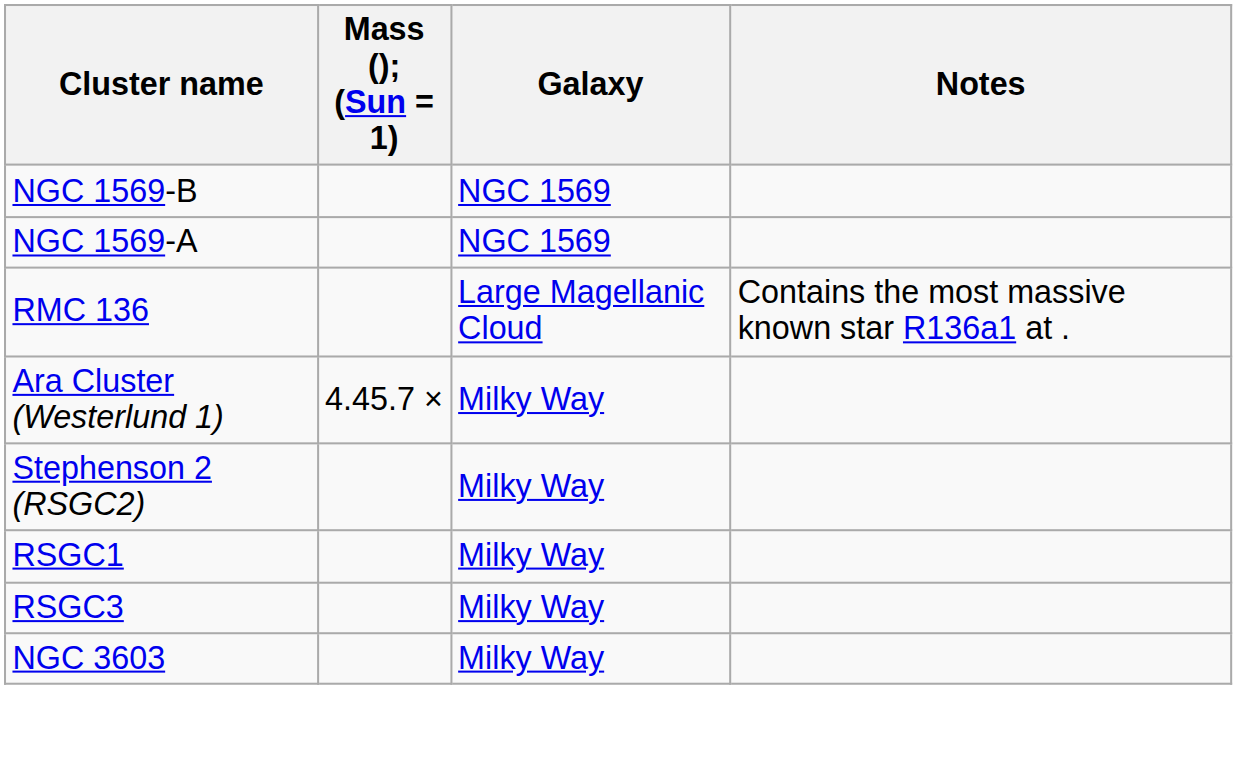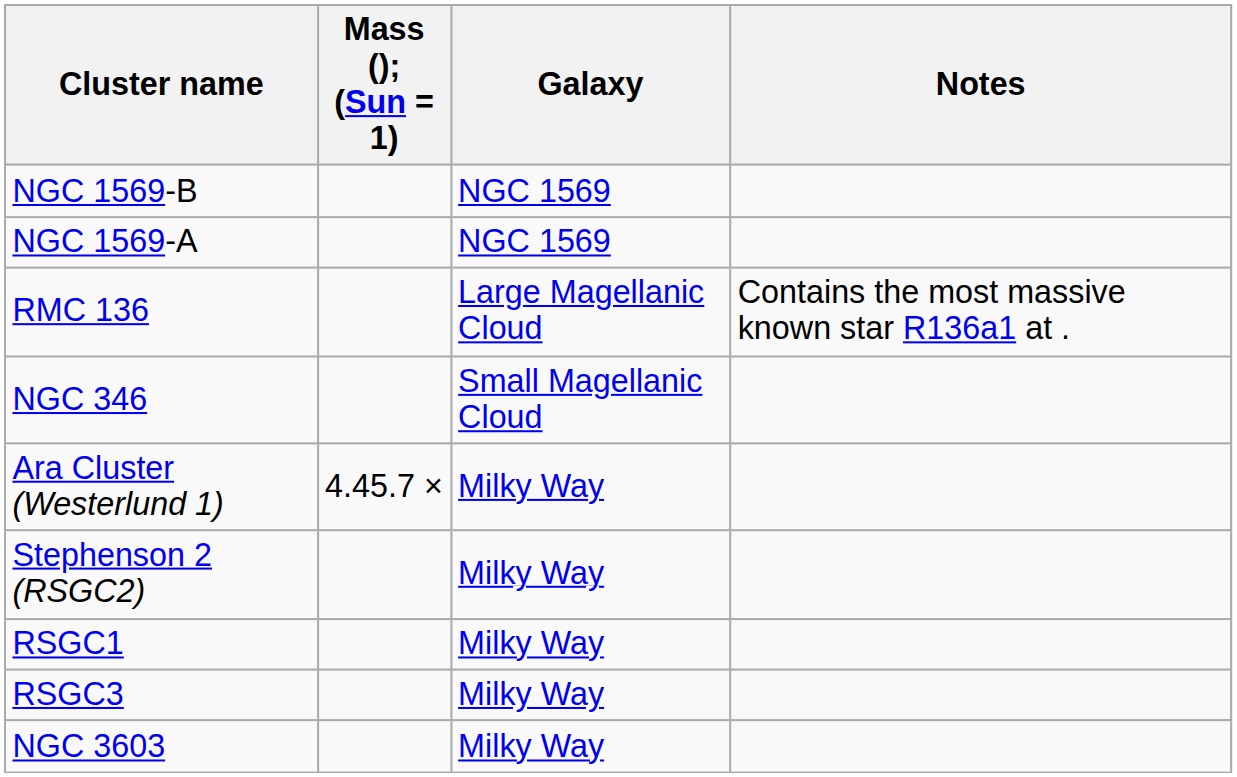+ row: (80, 398)
